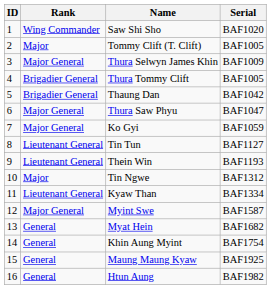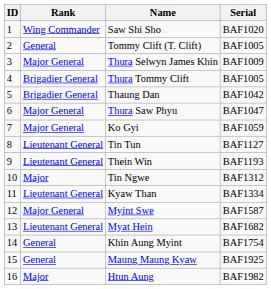(36, 45) Major -> (40, 45) General
(40, 227) General -> (63, 227) Lieutenant General
(40, 276) General -> (36, 276) Major
